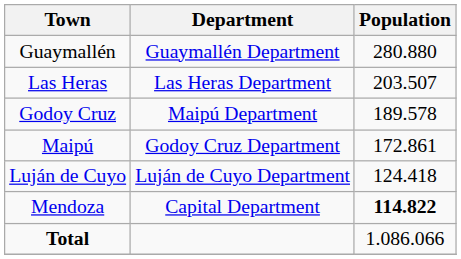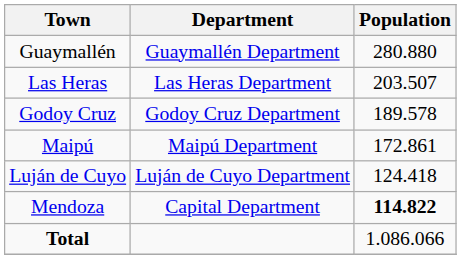(243, 113) Maipú Department -> (243, 113) Godoy Cruz Department
(243, 144) Godoy Cruz Department -> (243, 144) Maipú Department
